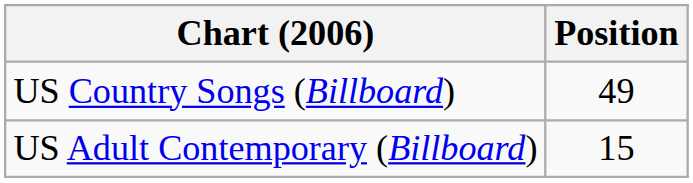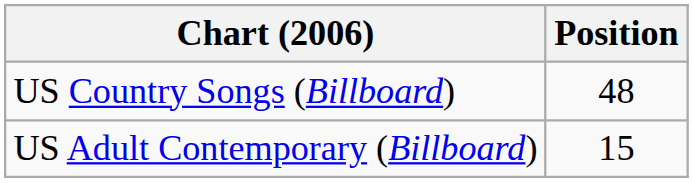(616, 90) 49 -> (616, 90) 48
